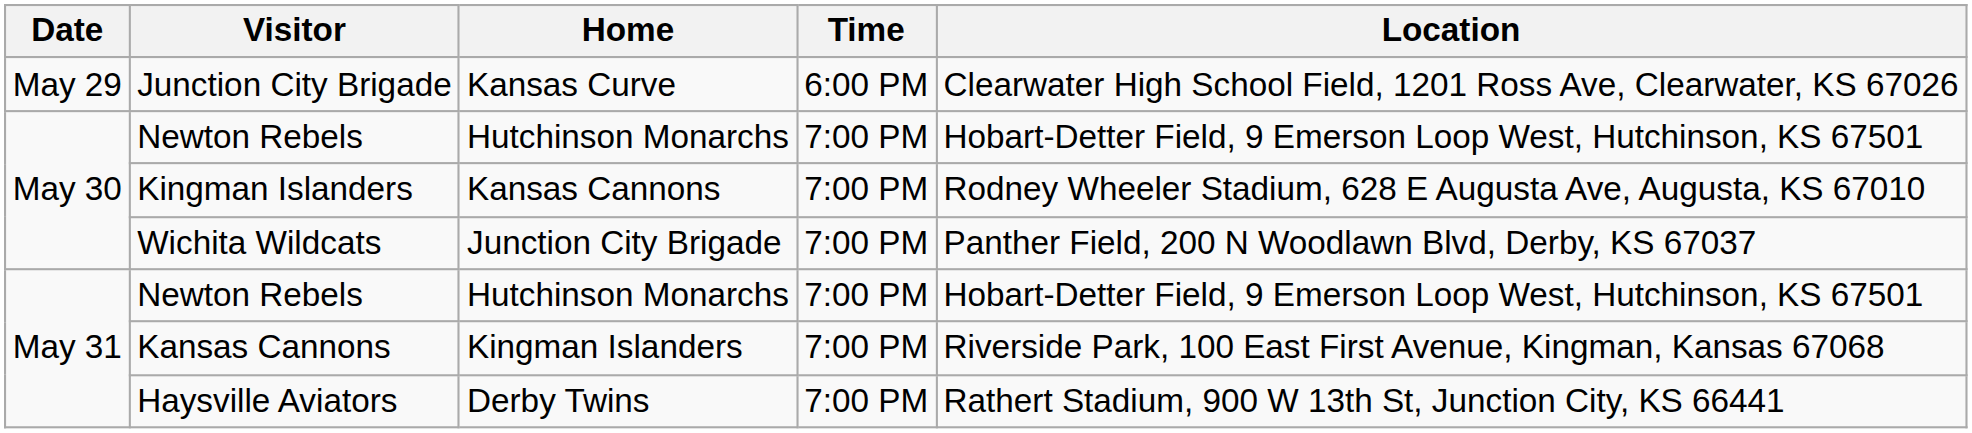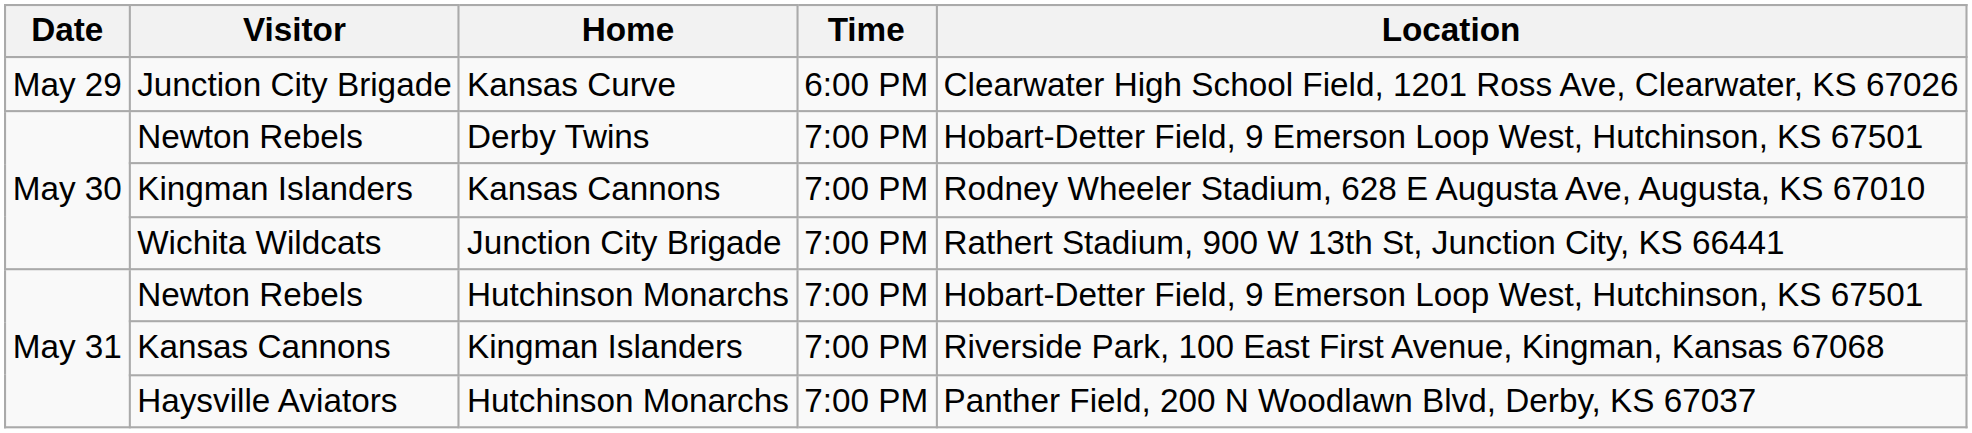(628, 136) Hutchinson Monarchs -> (558, 136) Derby Twins
(1350, 242) Panther Field, 200 N Woodlawn Blvd, Derby, KS 67037 -> (1364, 242) Rathert Stadium, 900 W 13th St, Junction City, KS 66441
(558, 400) Derby Twins -> (628, 400) Hutchinson Monarchs
(1364, 400) Rathert Stadium, 900 W 13th St, Junction City, KS 66441 -> (1350, 400) Panther Field, 200 N Woodlawn Blvd, Derby, KS 67037
